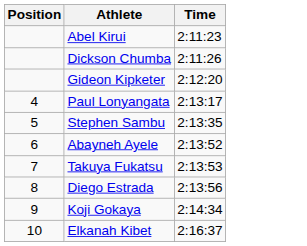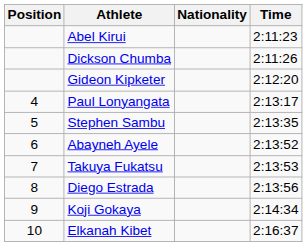+ column: (212, 15)
